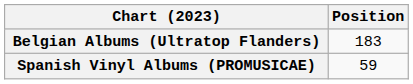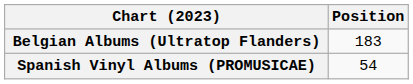(368, 66) 59 -> (368, 66) 54
